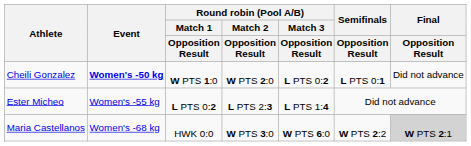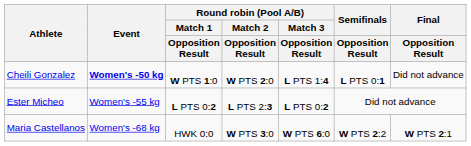(306, 81) L PTS 0:2 -> (306, 81) L PTS 1:4
(306, 107) L PTS 1:4 -> (306, 107) L PTS 0:2
(428, 133) lightgrey background -> (428, 133) no background
